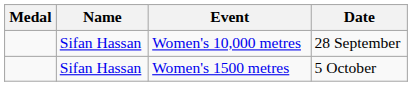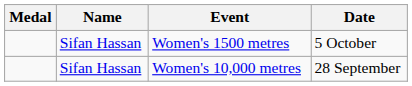rows swapped: (227, 43) <-> (221, 69)
